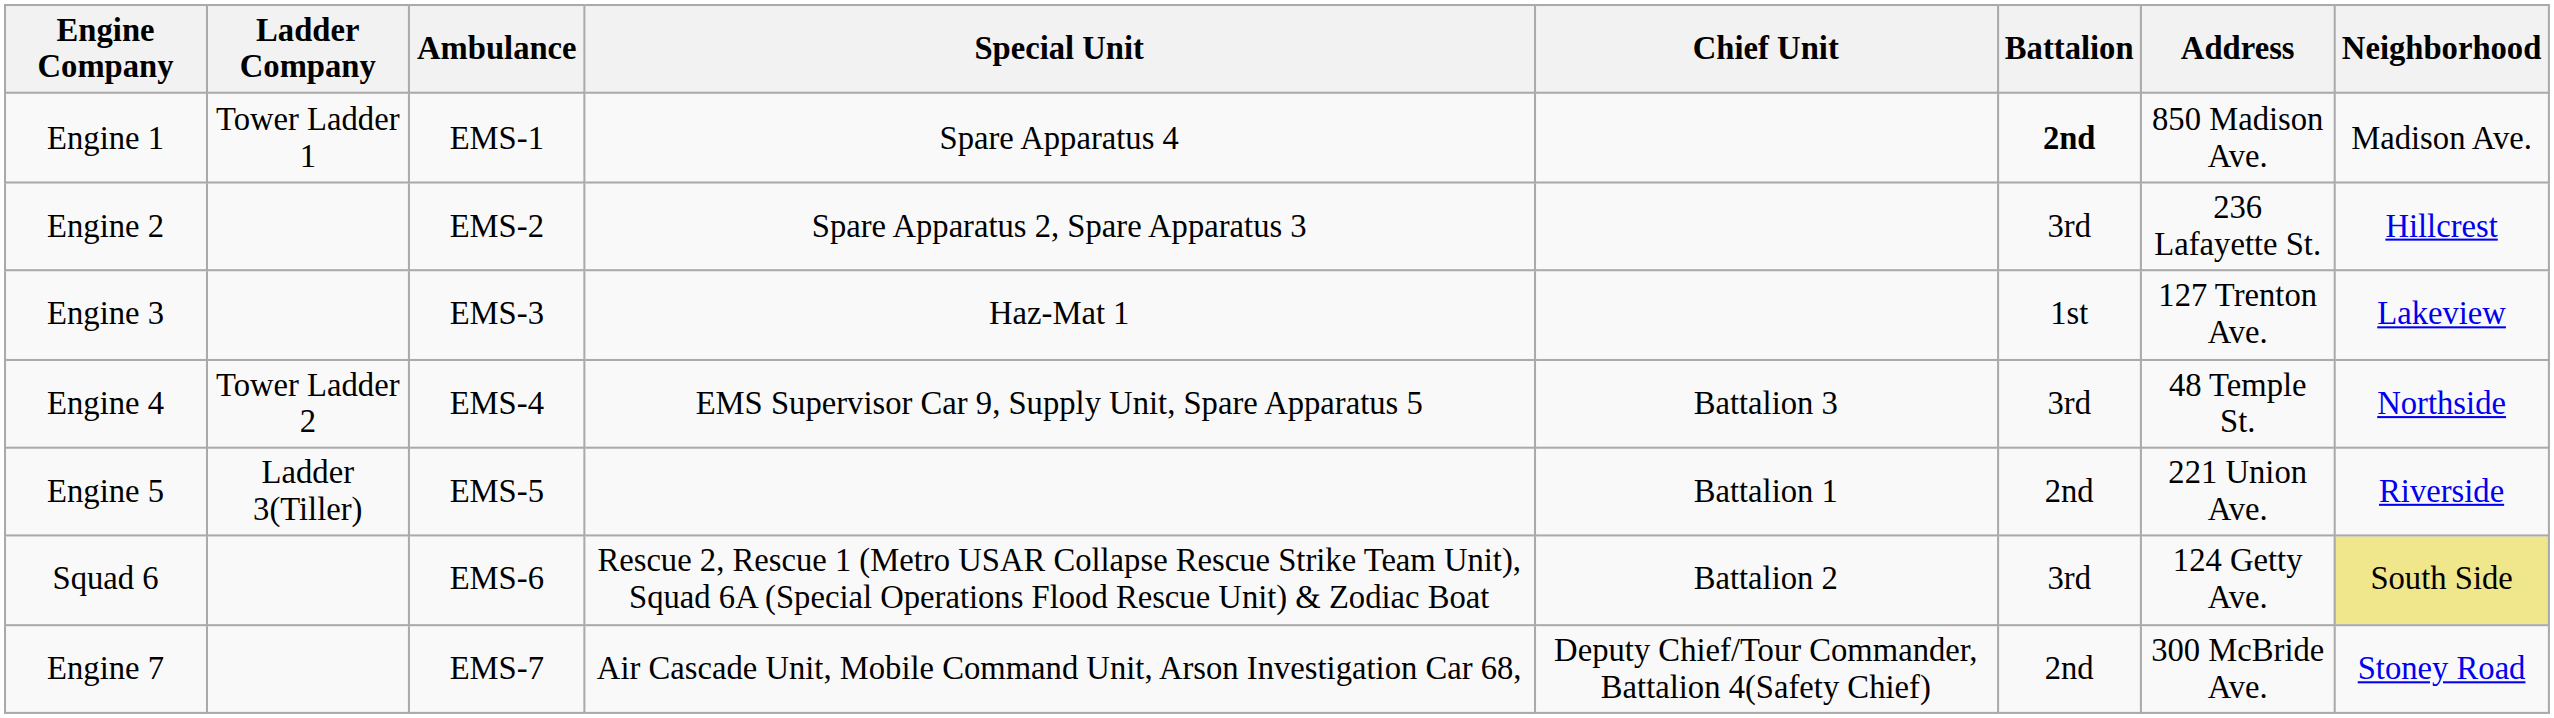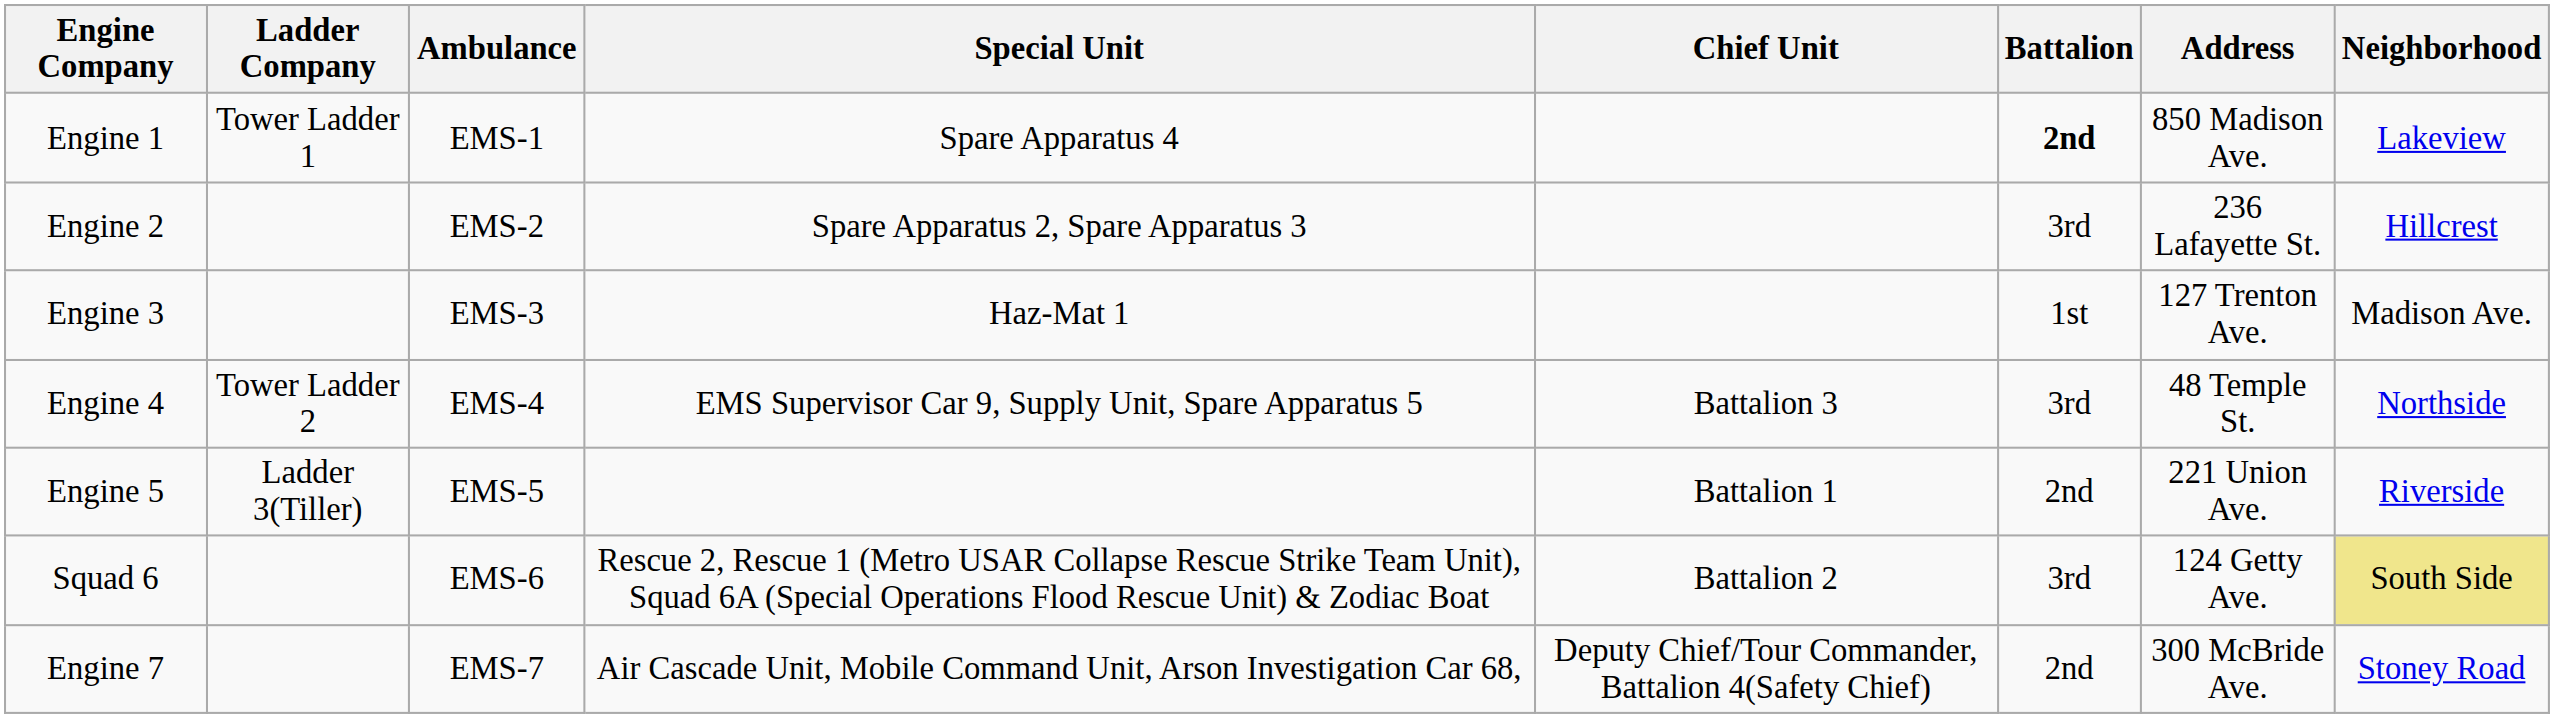(2442, 137) Madison Ave. -> (2442, 137) Lakeview
(2442, 314) Lakeview -> (2442, 314) Madison Ave.
